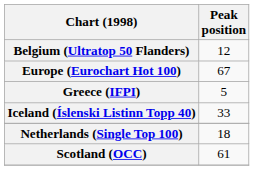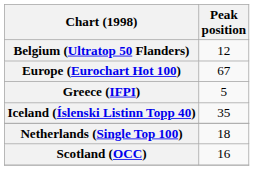(224, 112) 33 -> (224, 112) 35
(224, 154) 61 -> (224, 154) 16
